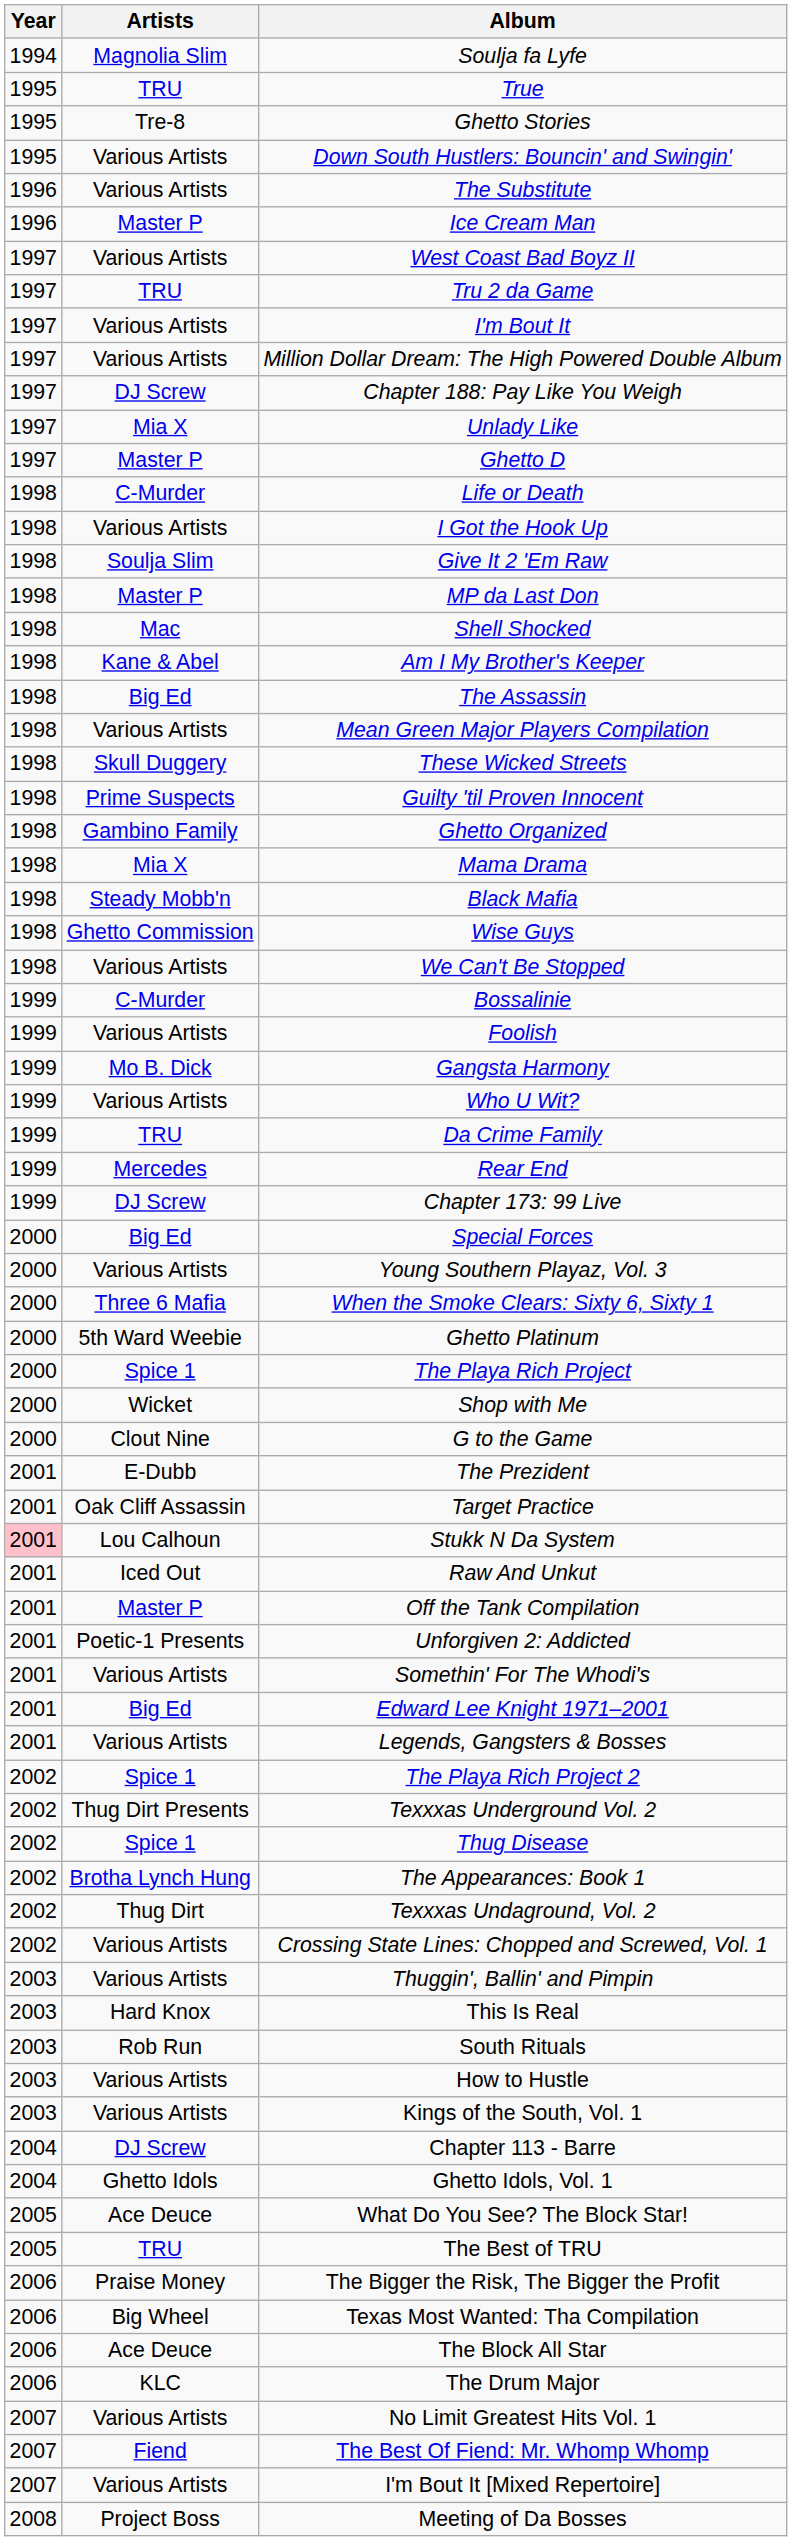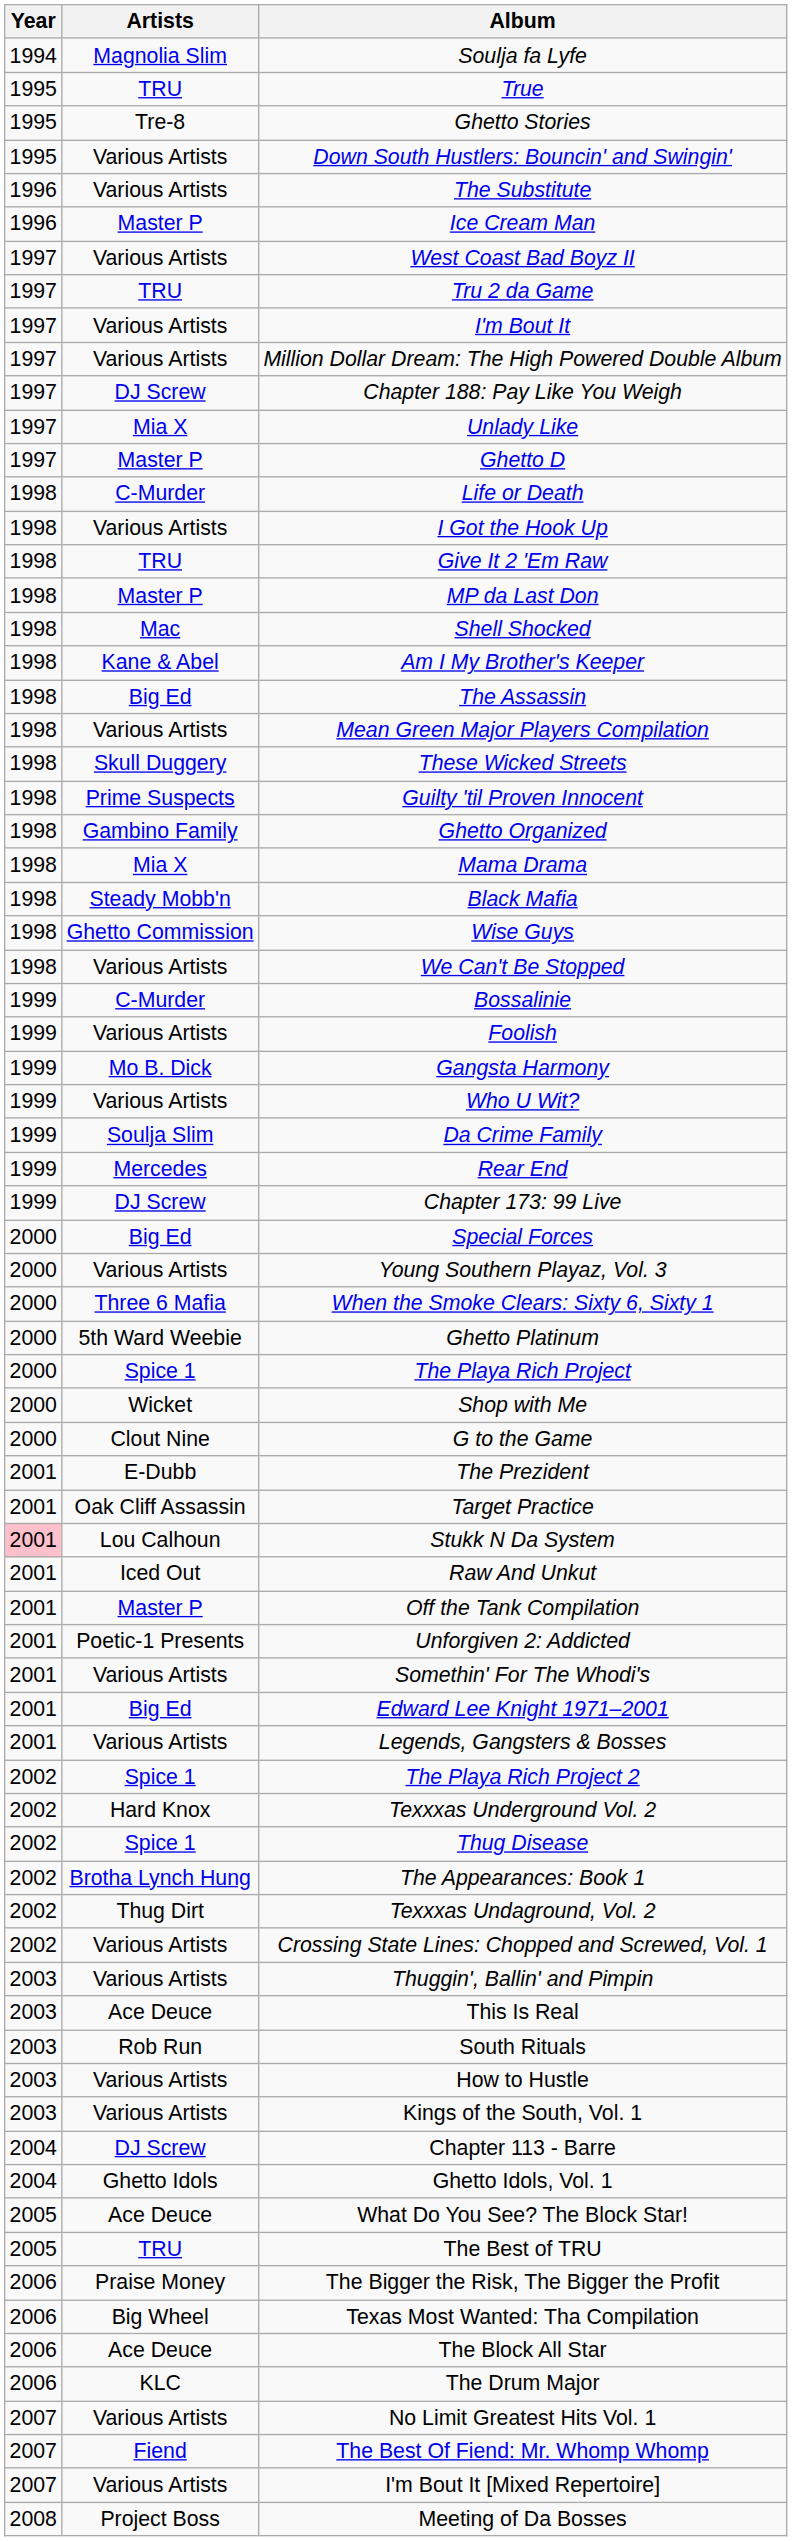(160, 561) Soulja Slim -> (160, 561) TRU
(160, 1135) TRU -> (160, 1135) Soulja Slim
(160, 1810) Thug Dirt Presents -> (160, 1810) Hard Knox
(160, 2012) Hard Knox -> (160, 2012) Ace Deuce
